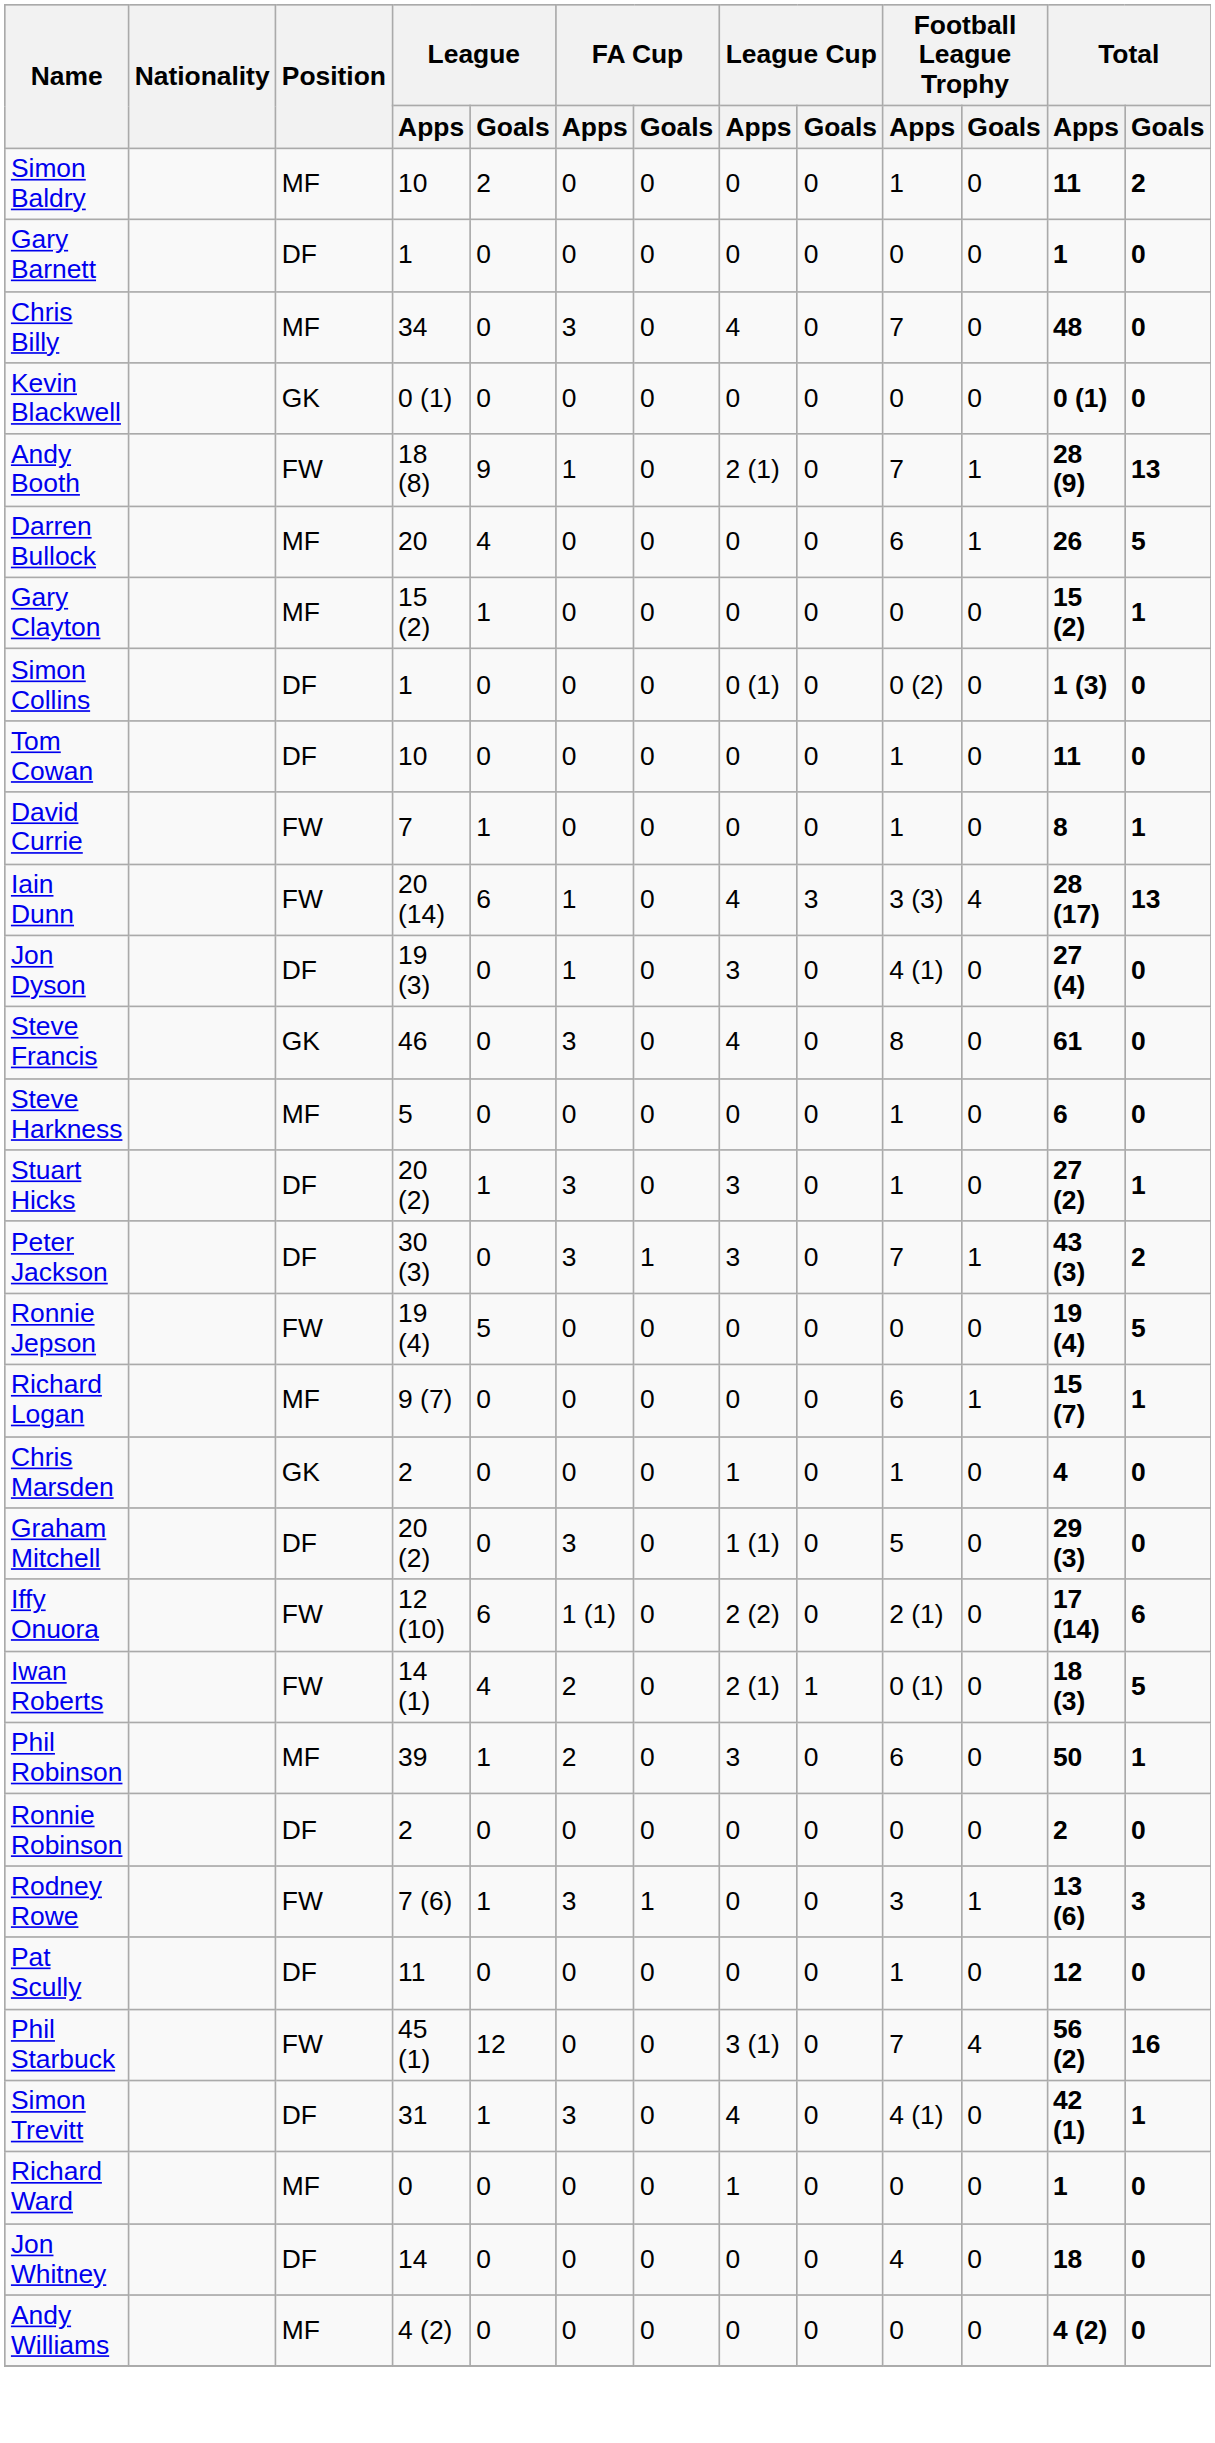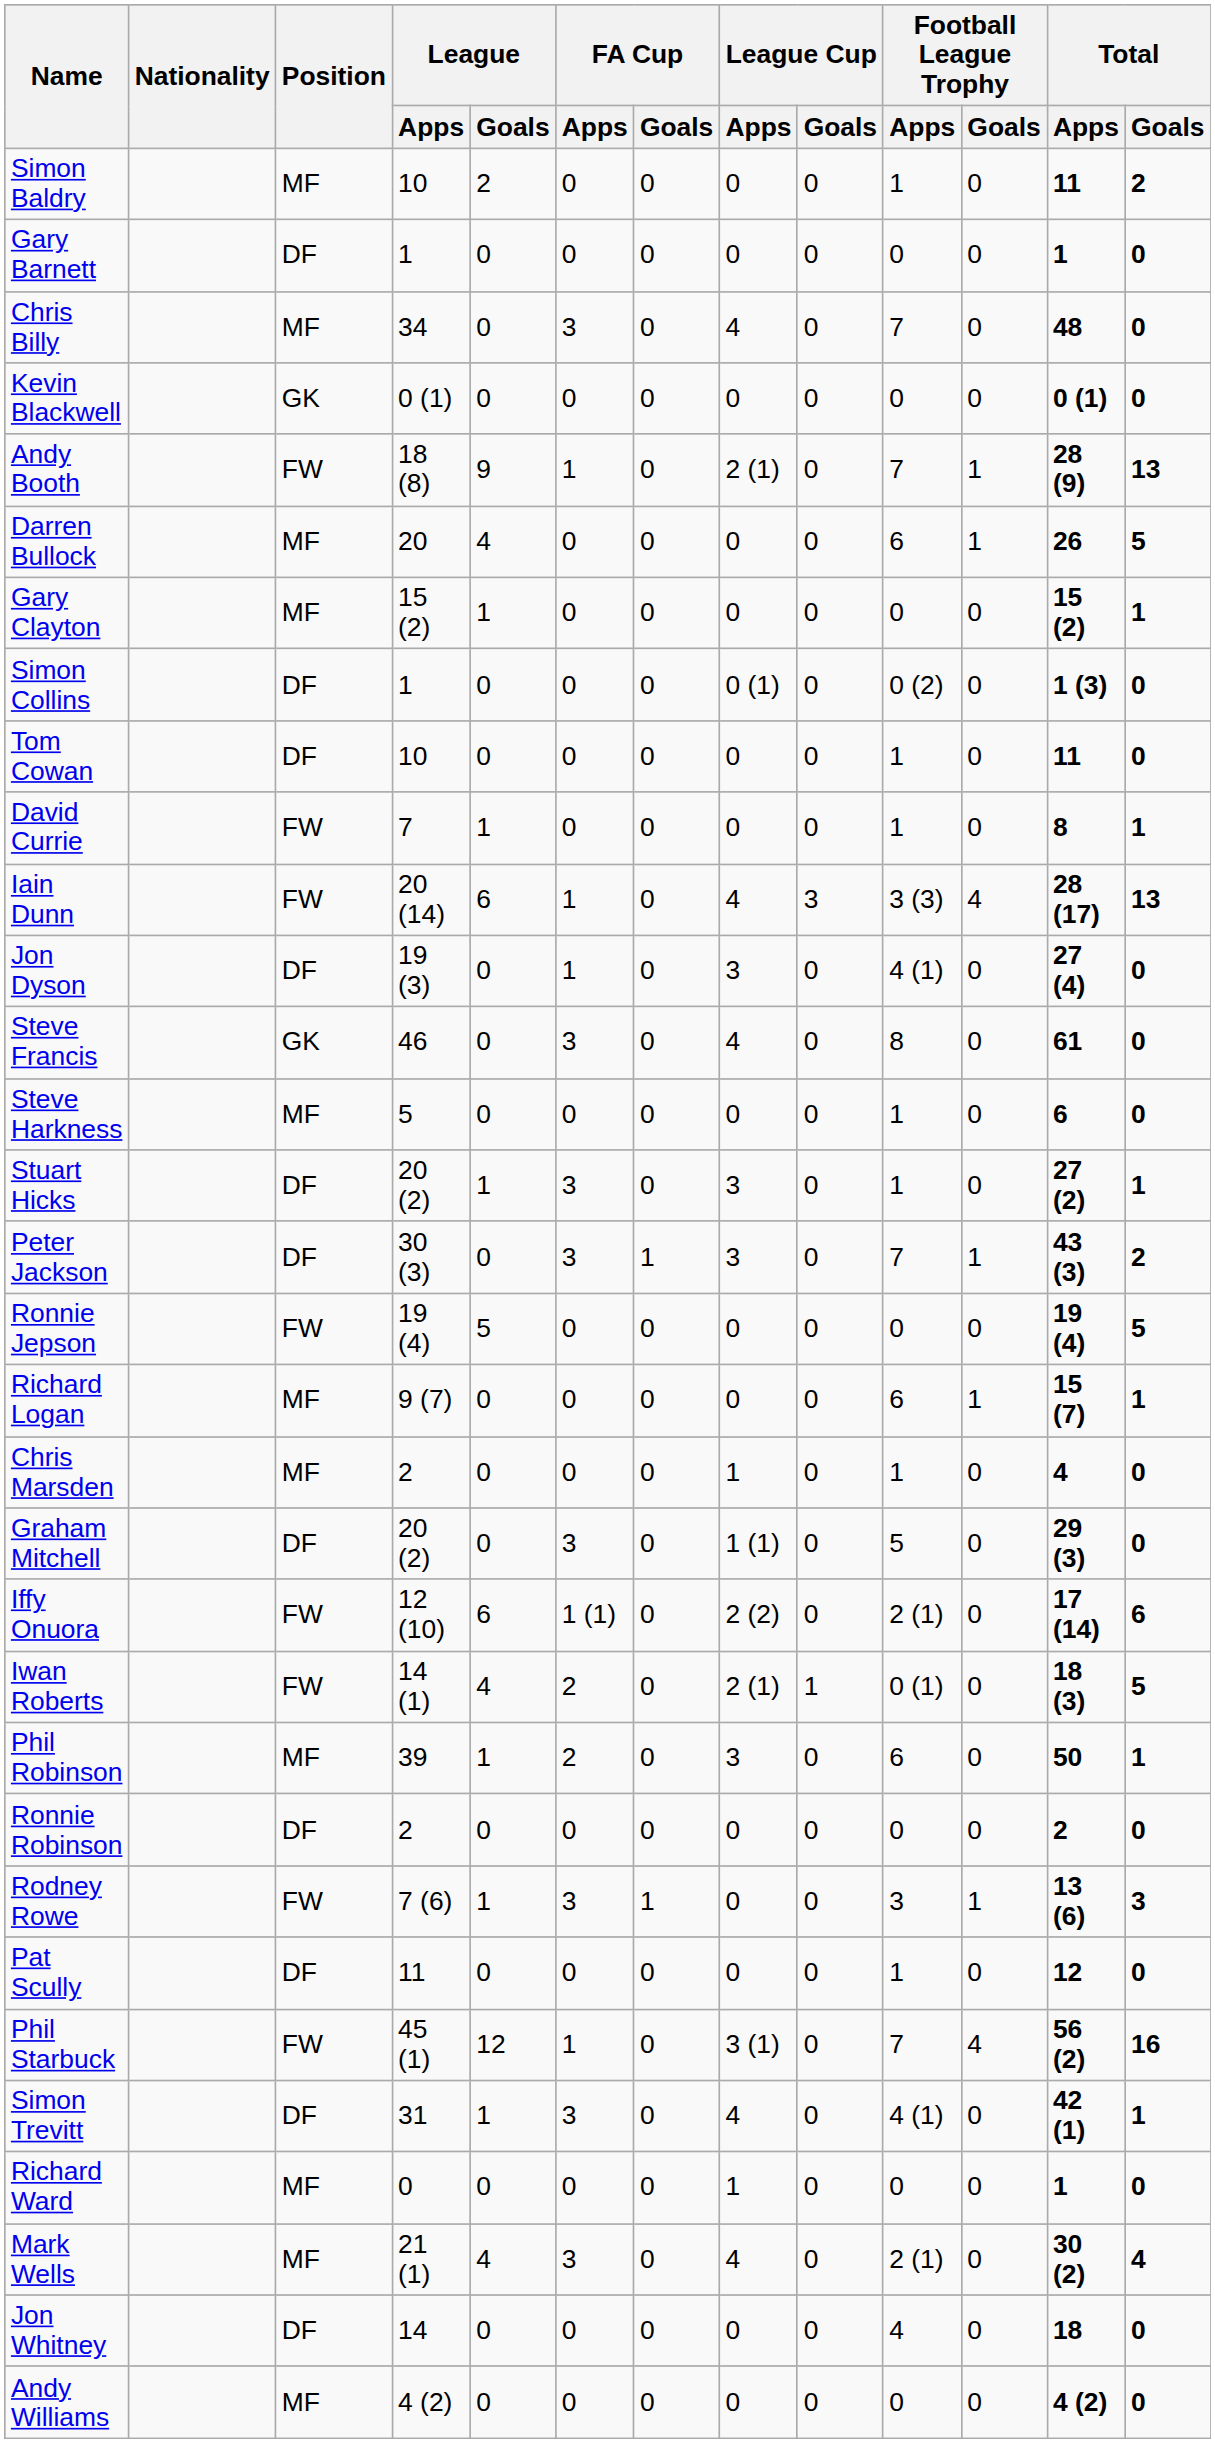(301, 1471) GK -> (301, 1471) MF
(569, 2044) 0 -> (569, 2044) 1
+ row: (43, 2258)
